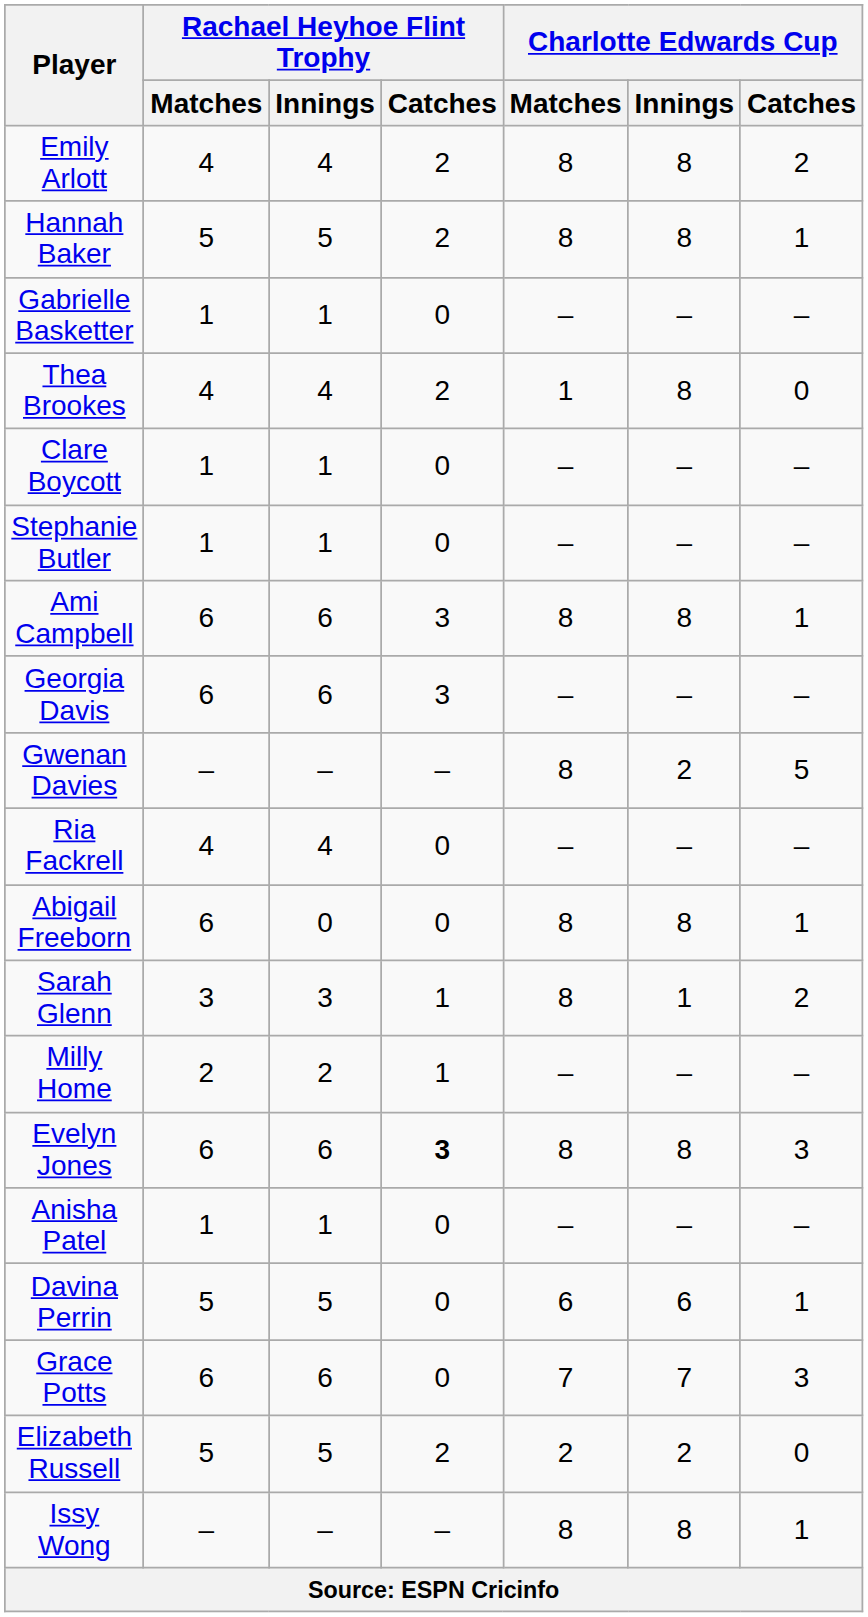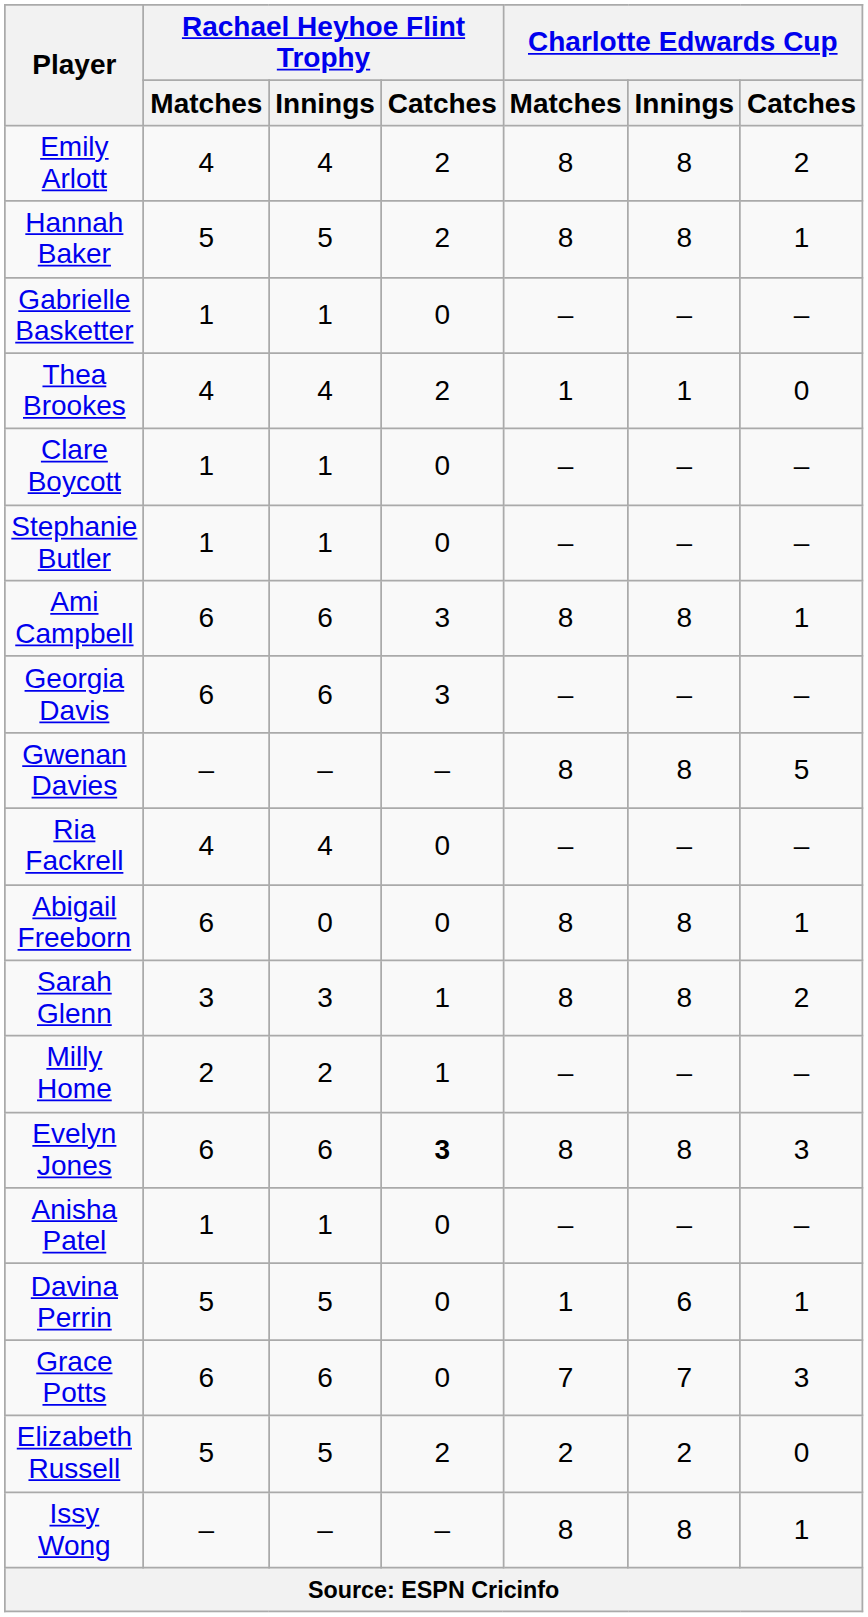(684, 390) 8 -> (684, 390) 1
(684, 770) 2 -> (684, 770) 8
(684, 997) 1 -> (684, 997) 8
(566, 1301) 6 -> (566, 1301) 1
